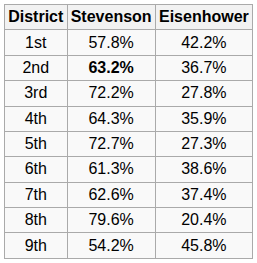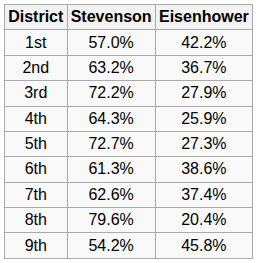(111, 42) 57.8% -> (111, 42) 57.0%
(111, 67) bold -> (111, 67) normal
(204, 93) 27.8% -> (204, 93) 27.9%
(204, 118) 35.9% -> (204, 118) 25.9%
